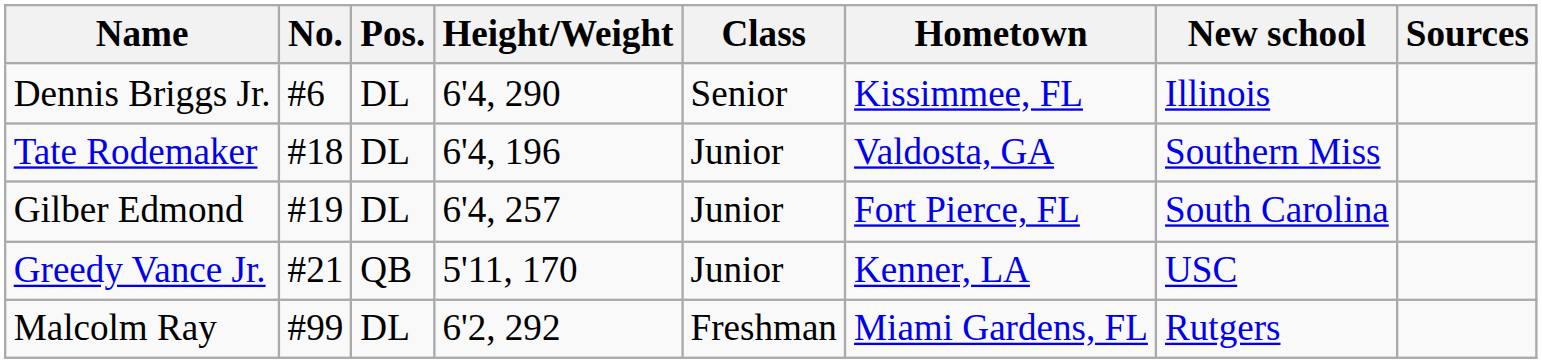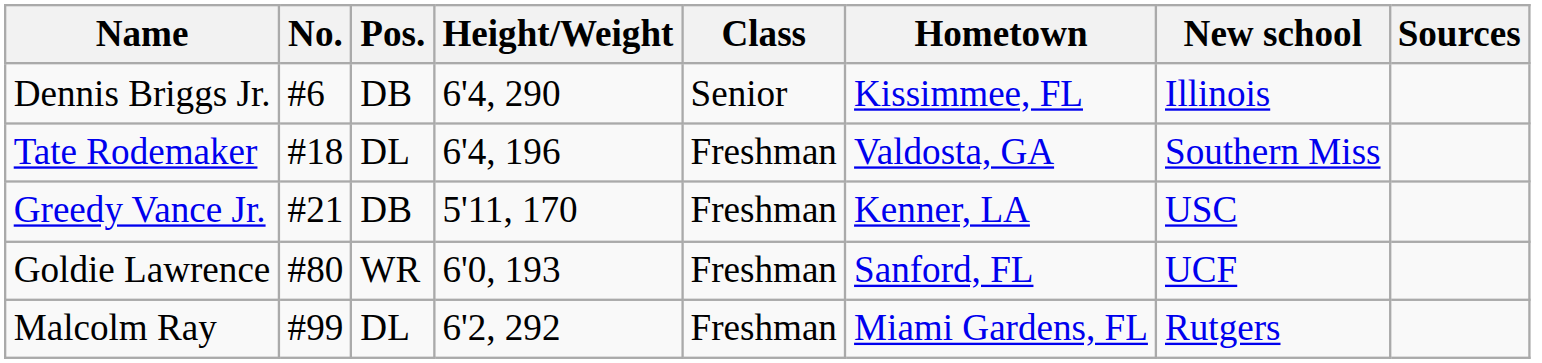(385, 92) DL -> (386, 92) DB
(737, 151) Junior -> (764, 151) Freshman
- row: (129, 210)
(386, 269) QB -> (386, 210) DB
(737, 269) Junior -> (764, 210) Freshman
+ row: (142, 269)
